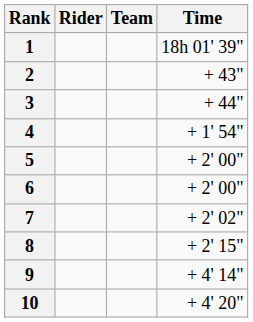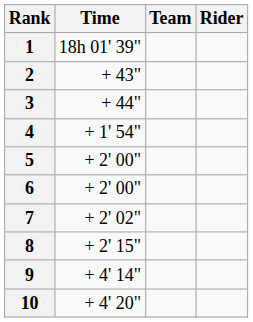columns swapped: (81, 18) <-> (202, 18)
